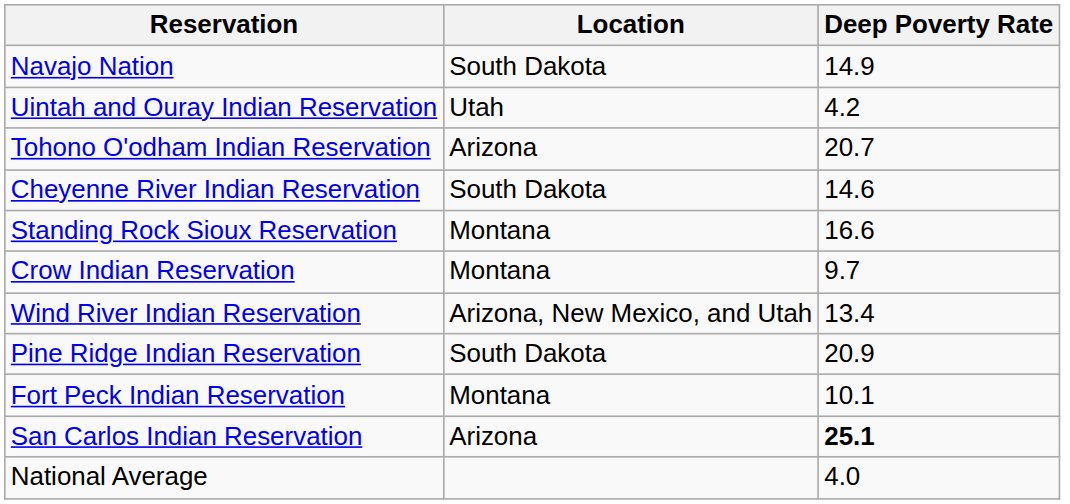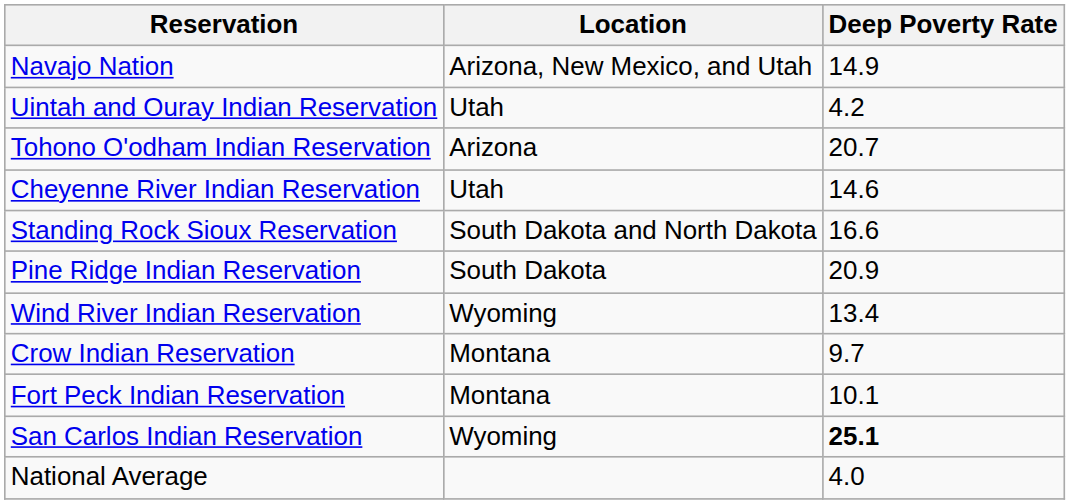(528, 66) South Dakota -> (631, 66) Arizona, New Mexico, and Utah
(528, 189) South Dakota -> (477, 189) Utah
(500, 230) Montana -> (633, 230) South Dakota and North Dakota
rows swapped: (153, 271) <-> (186, 353)
(631, 312) Arizona, New Mexico, and Utah -> (503, 312) Wyoming
(493, 436) Arizona -> (503, 436) Wyoming
